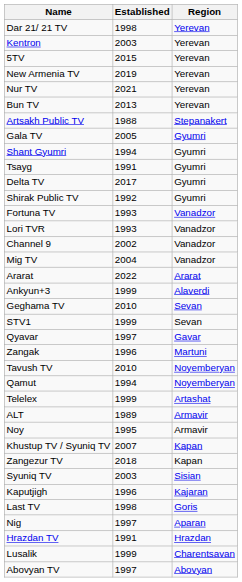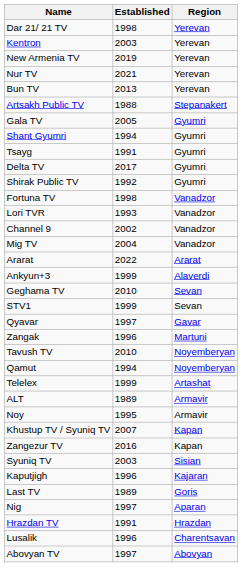- row: (16, 58)
(126, 213) 1993 -> (126, 197) 1998
(126, 461) 2018 -> (126, 445) 2016
(126, 507) 1998 -> (126, 492) 1989
(126, 553) 1999 -> (126, 538) 1996
